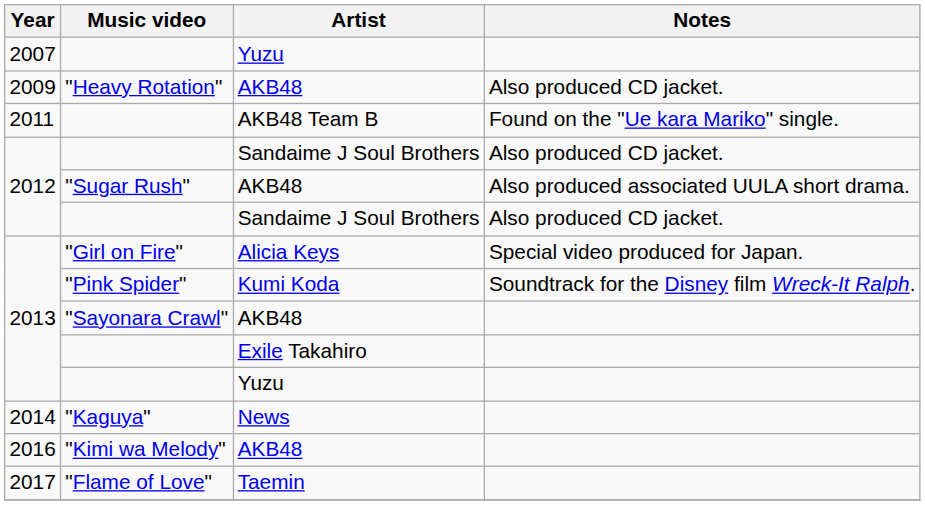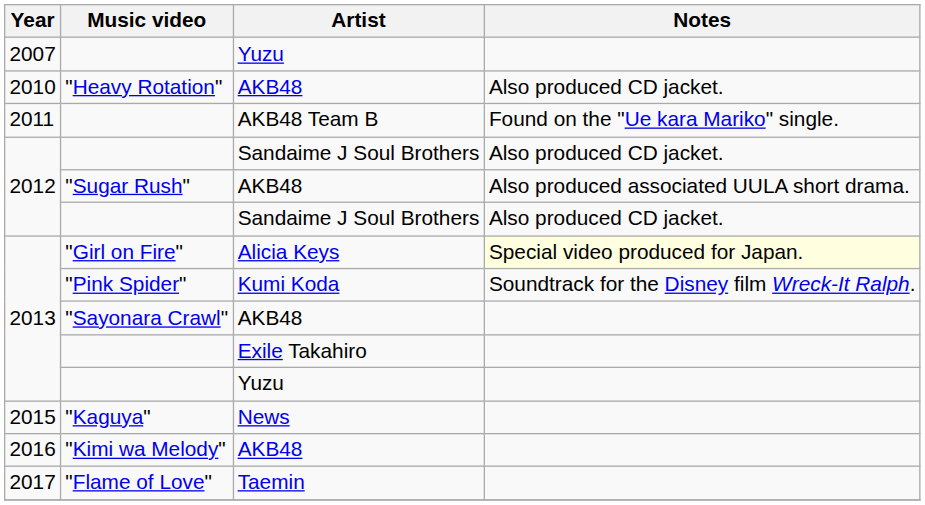(33, 86) 2009 -> (33, 86) 2010
(646, 251) no background -> (646, 251) lightyellow background
(33, 416) 2014 -> (33, 416) 2015
